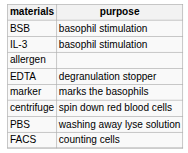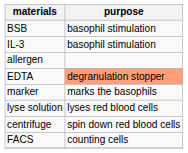(108, 76) no background -> (116, 76) lightsalmon background
+ row: (35, 108)
- row: (20, 124)
